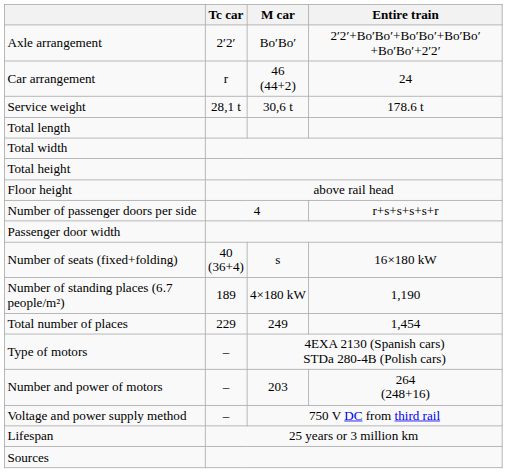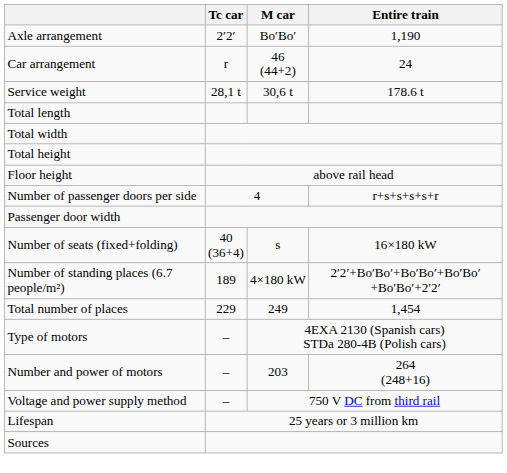(405, 43) 2′2′+Bo′Bo′+Bo′Bo′+Bo′Bo′+Bo′Bo′+2′2′ -> (405, 35) 1,190
(405, 295) 1,190 -> (405, 280) 2′2′+Bo′Bo′+Bo′Bo′+Bo′Bo′+Bo′Bo′+2′2′
